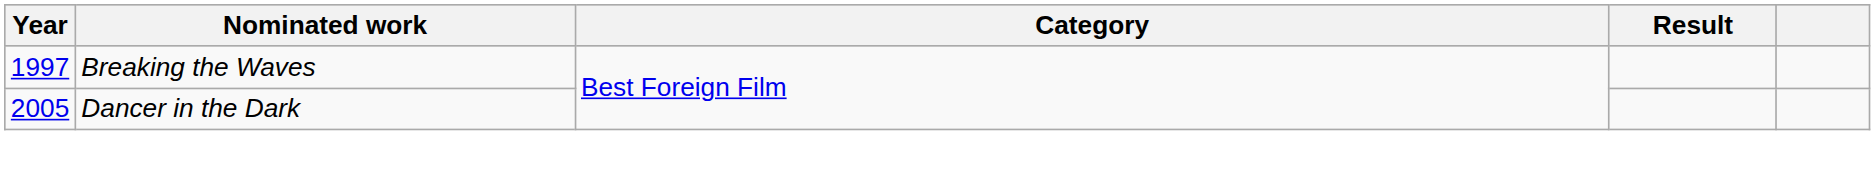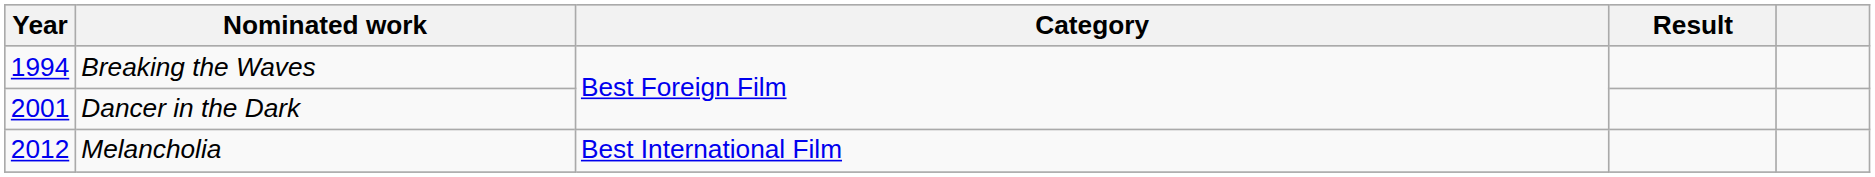(40, 66) 1997 -> (40, 66) 1994
(40, 108) 2005 -> (40, 108) 2001
+ row: (151, 150)
